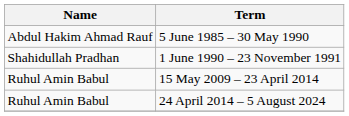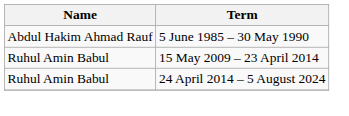- row: (250, 57)
